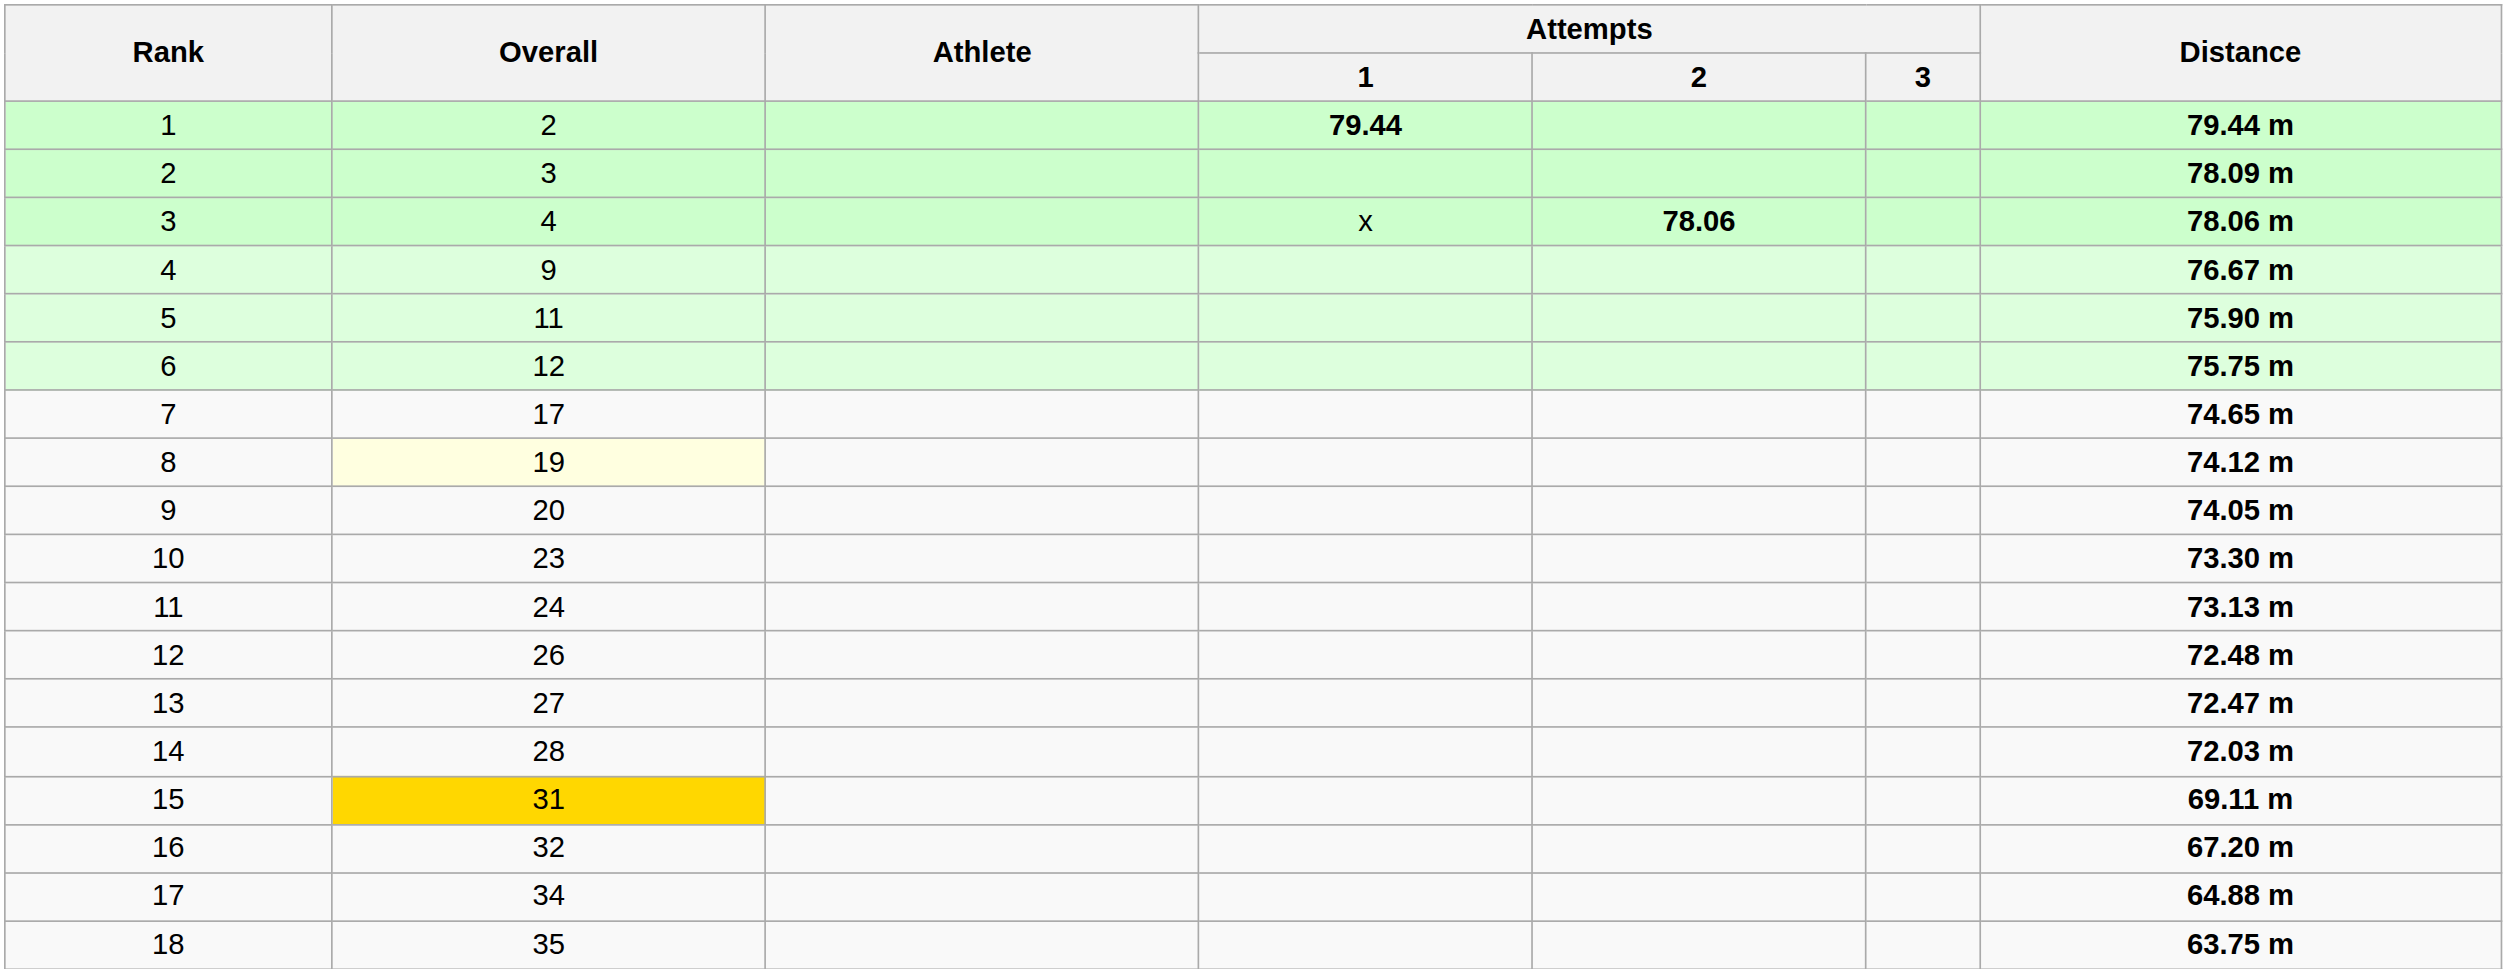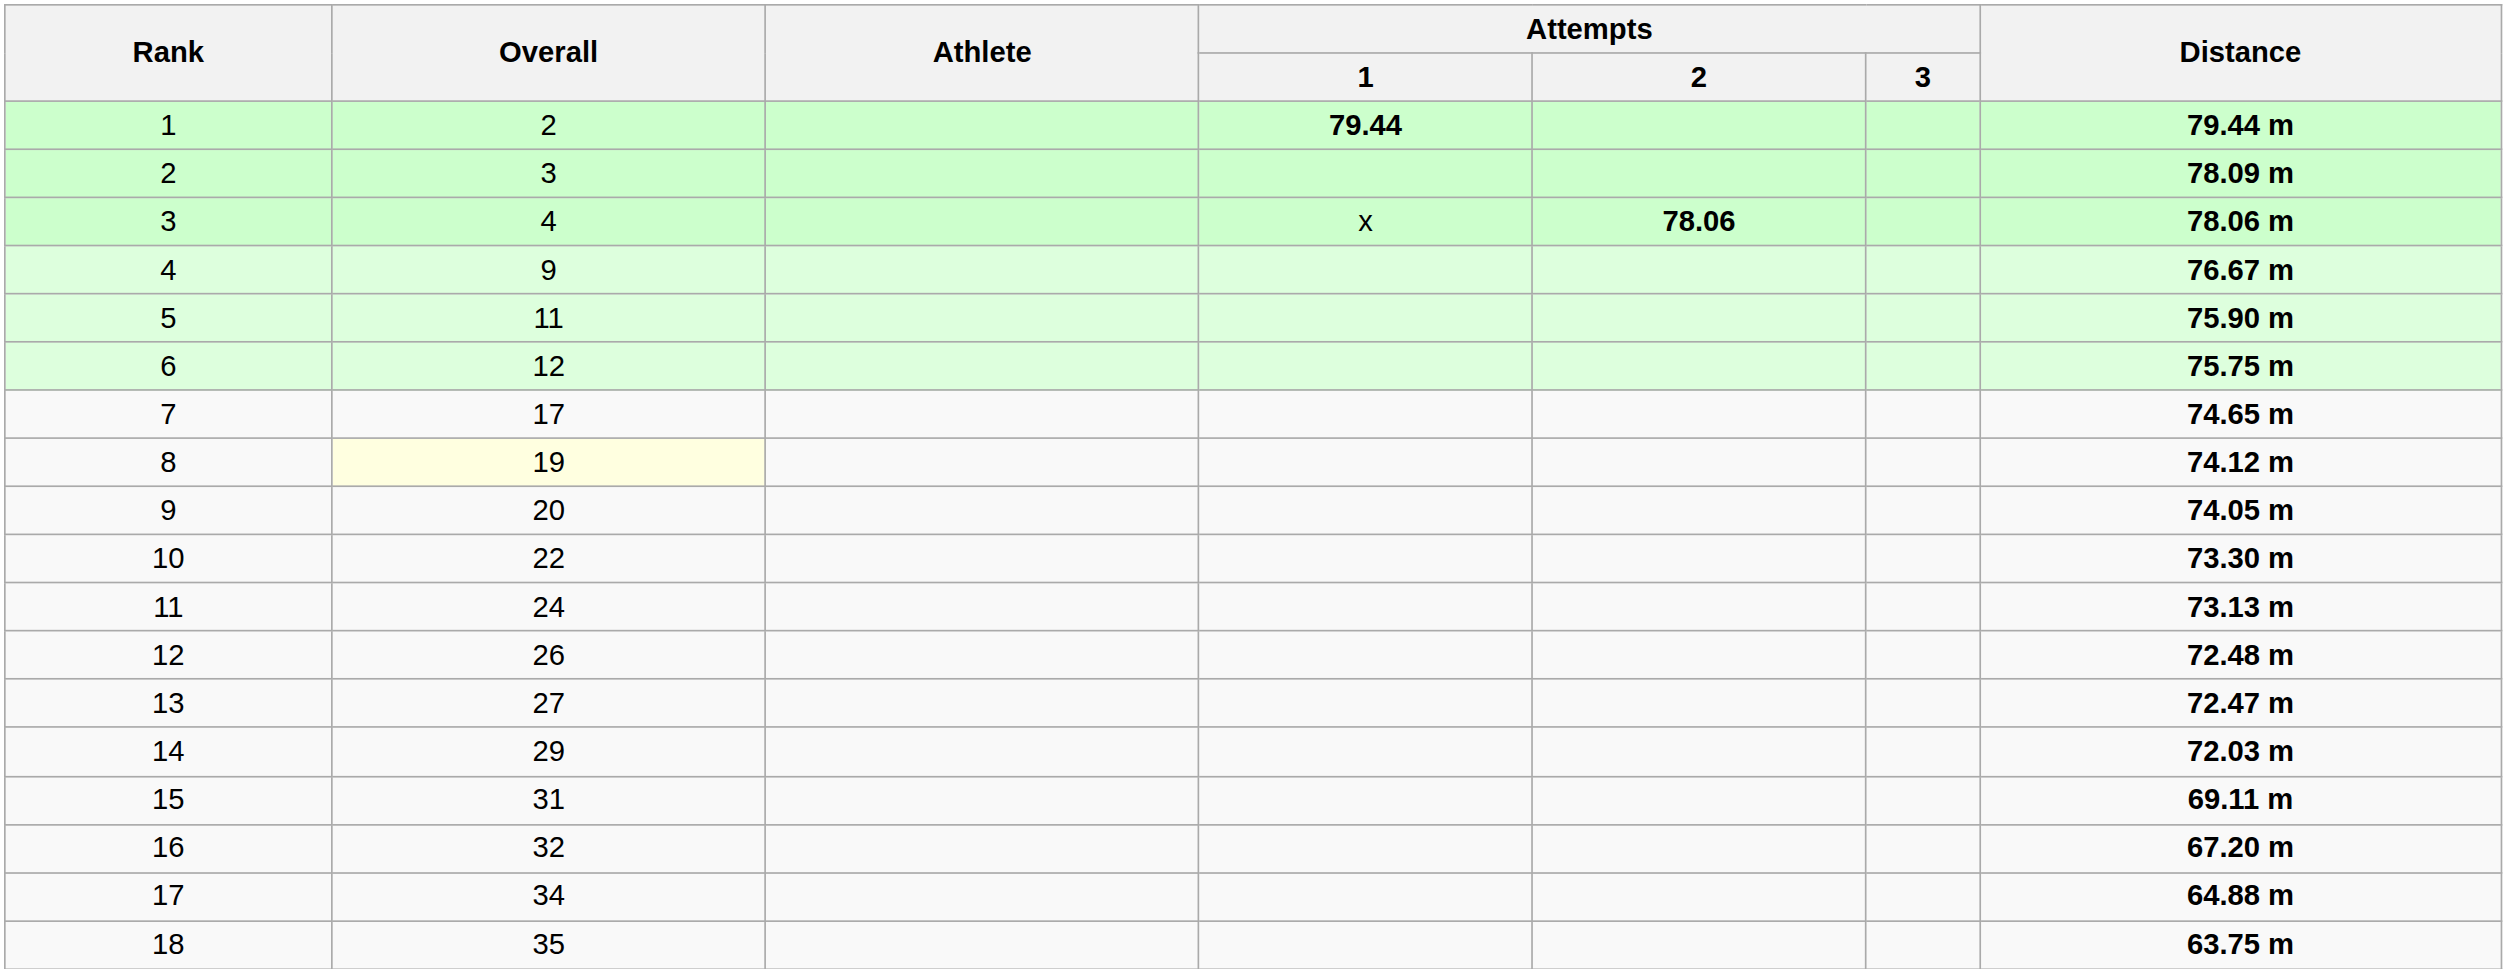(549, 558) 23 -> (549, 558) 22
(549, 751) 28 -> (549, 751) 29
(549, 799) gold background -> (549, 799) no background
